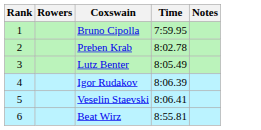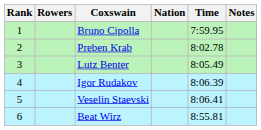+ column: (170, 13)
